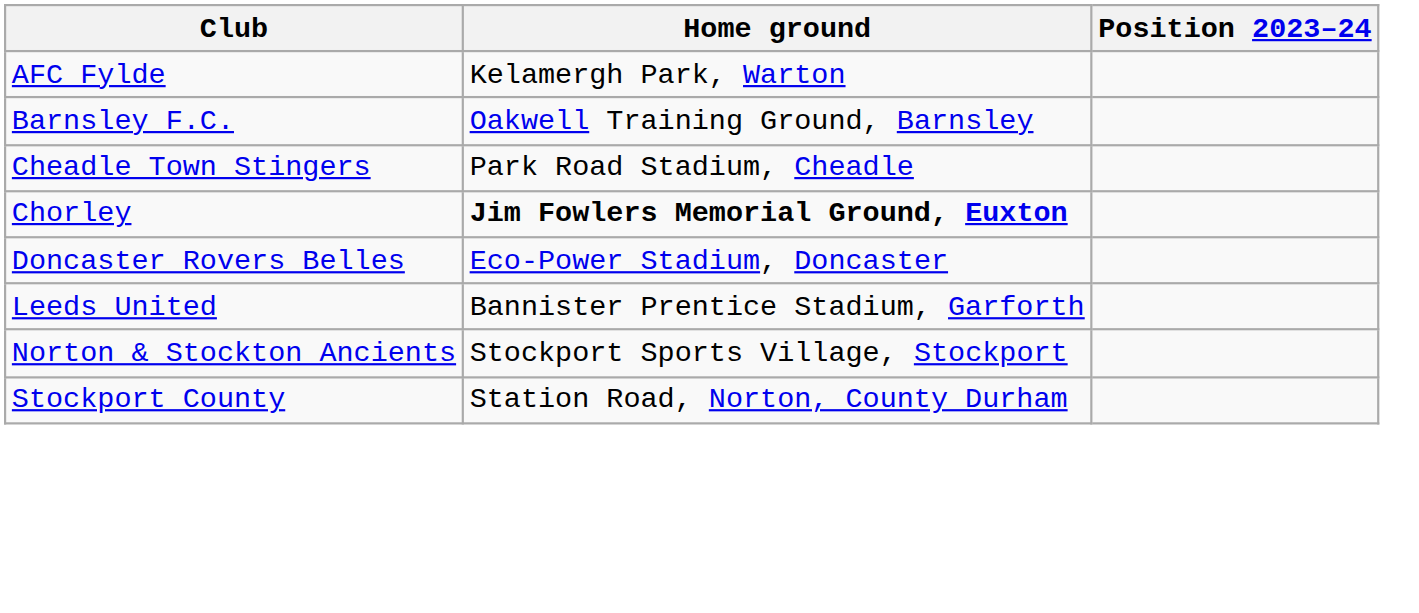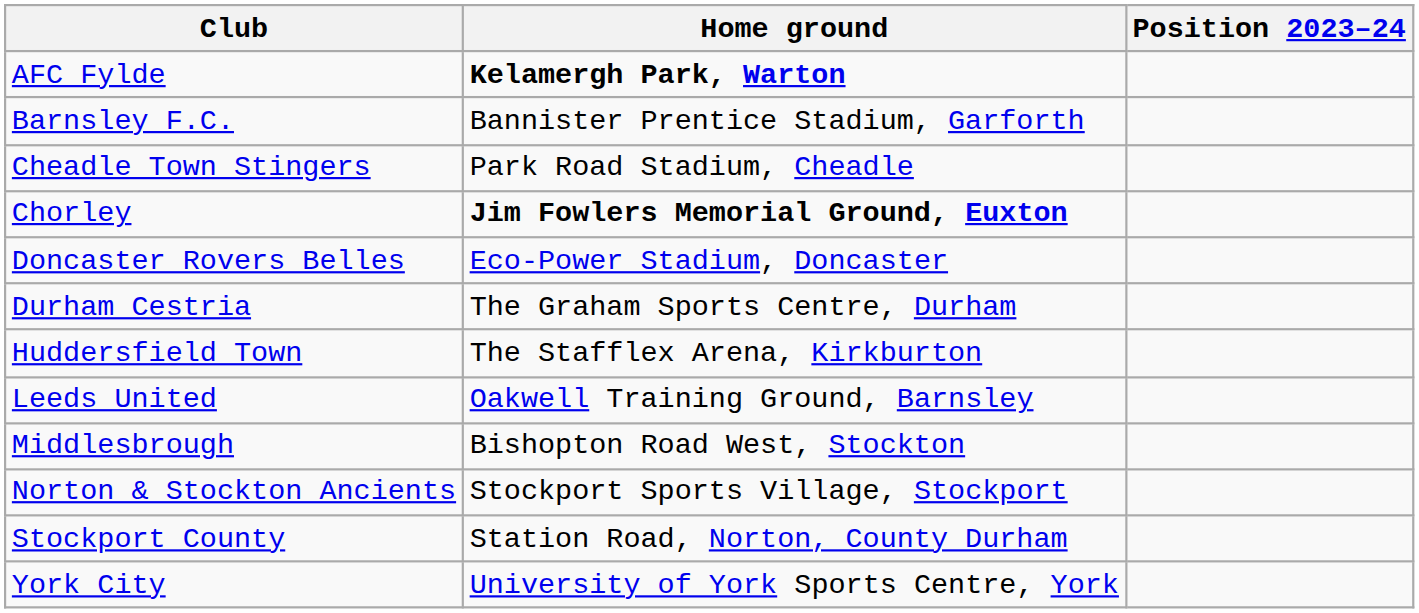(658, 75) normal -> (658, 75) bold
(752, 121) Oakwell Training Ground, Barnsley -> (777, 121) Bannister Prentice Stadium, Garforth
+ row: (131, 307)
+ row: (157, 353)
(777, 307) Bannister Prentice Stadium, Garforth -> (752, 400) Oakwell Training Ground, Barnsley
+ row: (123, 446)
+ row: (89, 585)
